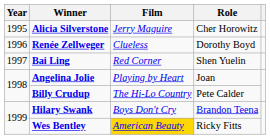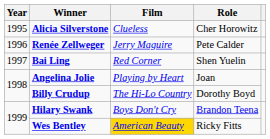(143, 28) Jerry Maguire -> (130, 28) Clueless
(130, 45) Clueless -> (143, 45) Jerry Maguire
(226, 45) Dorothy Boyd -> (220, 45) Pete Calder
(220, 93) Pete Calder -> (226, 93) Dorothy Boyd
